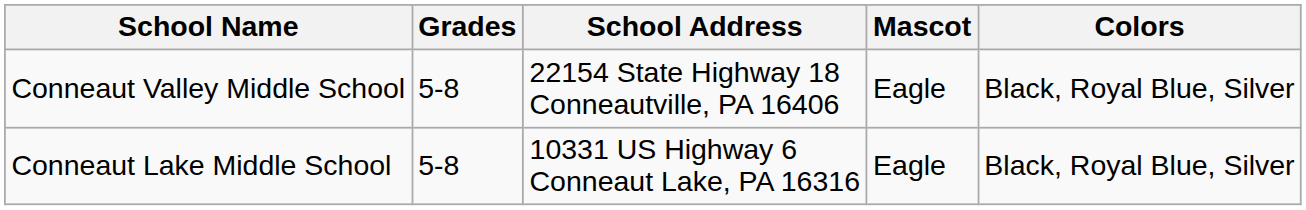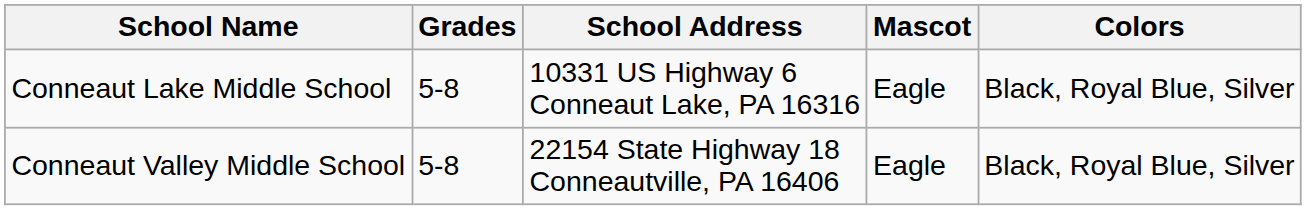rows swapped: (201, 165) <-> (208, 88)
